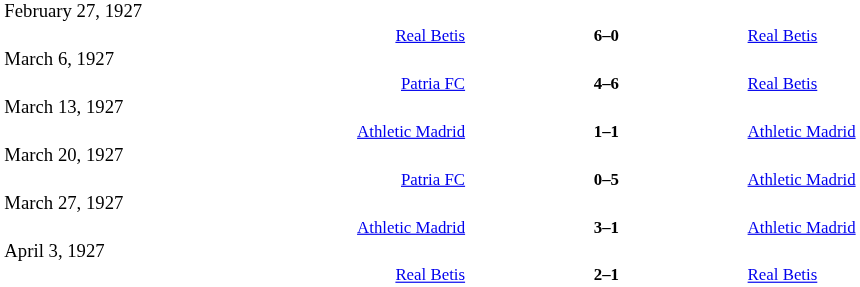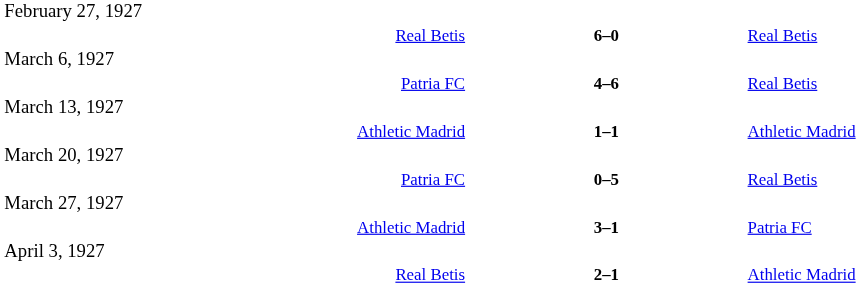(802, 179) Athletic Madrid -> (782, 179) Real Betis
(802, 227) Athletic Madrid -> (780, 227) Patria FC
(782, 275) Real Betis -> (802, 275) Athletic Madrid
